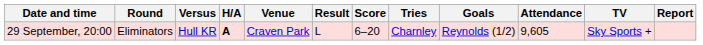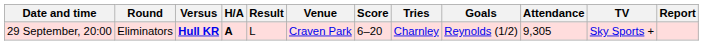columns swapped: (278, 13) <-> (332, 13)
(197, 31) normal -> (199, 31) bold
(535, 31) 9,605 -> (537, 31) 9,305
